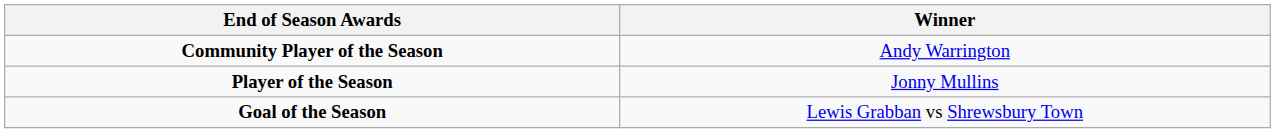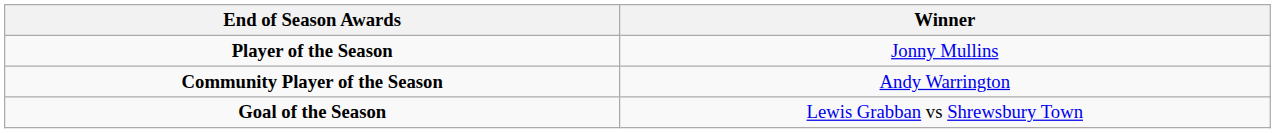rows swapped: (312, 81) <-> (312, 50)
